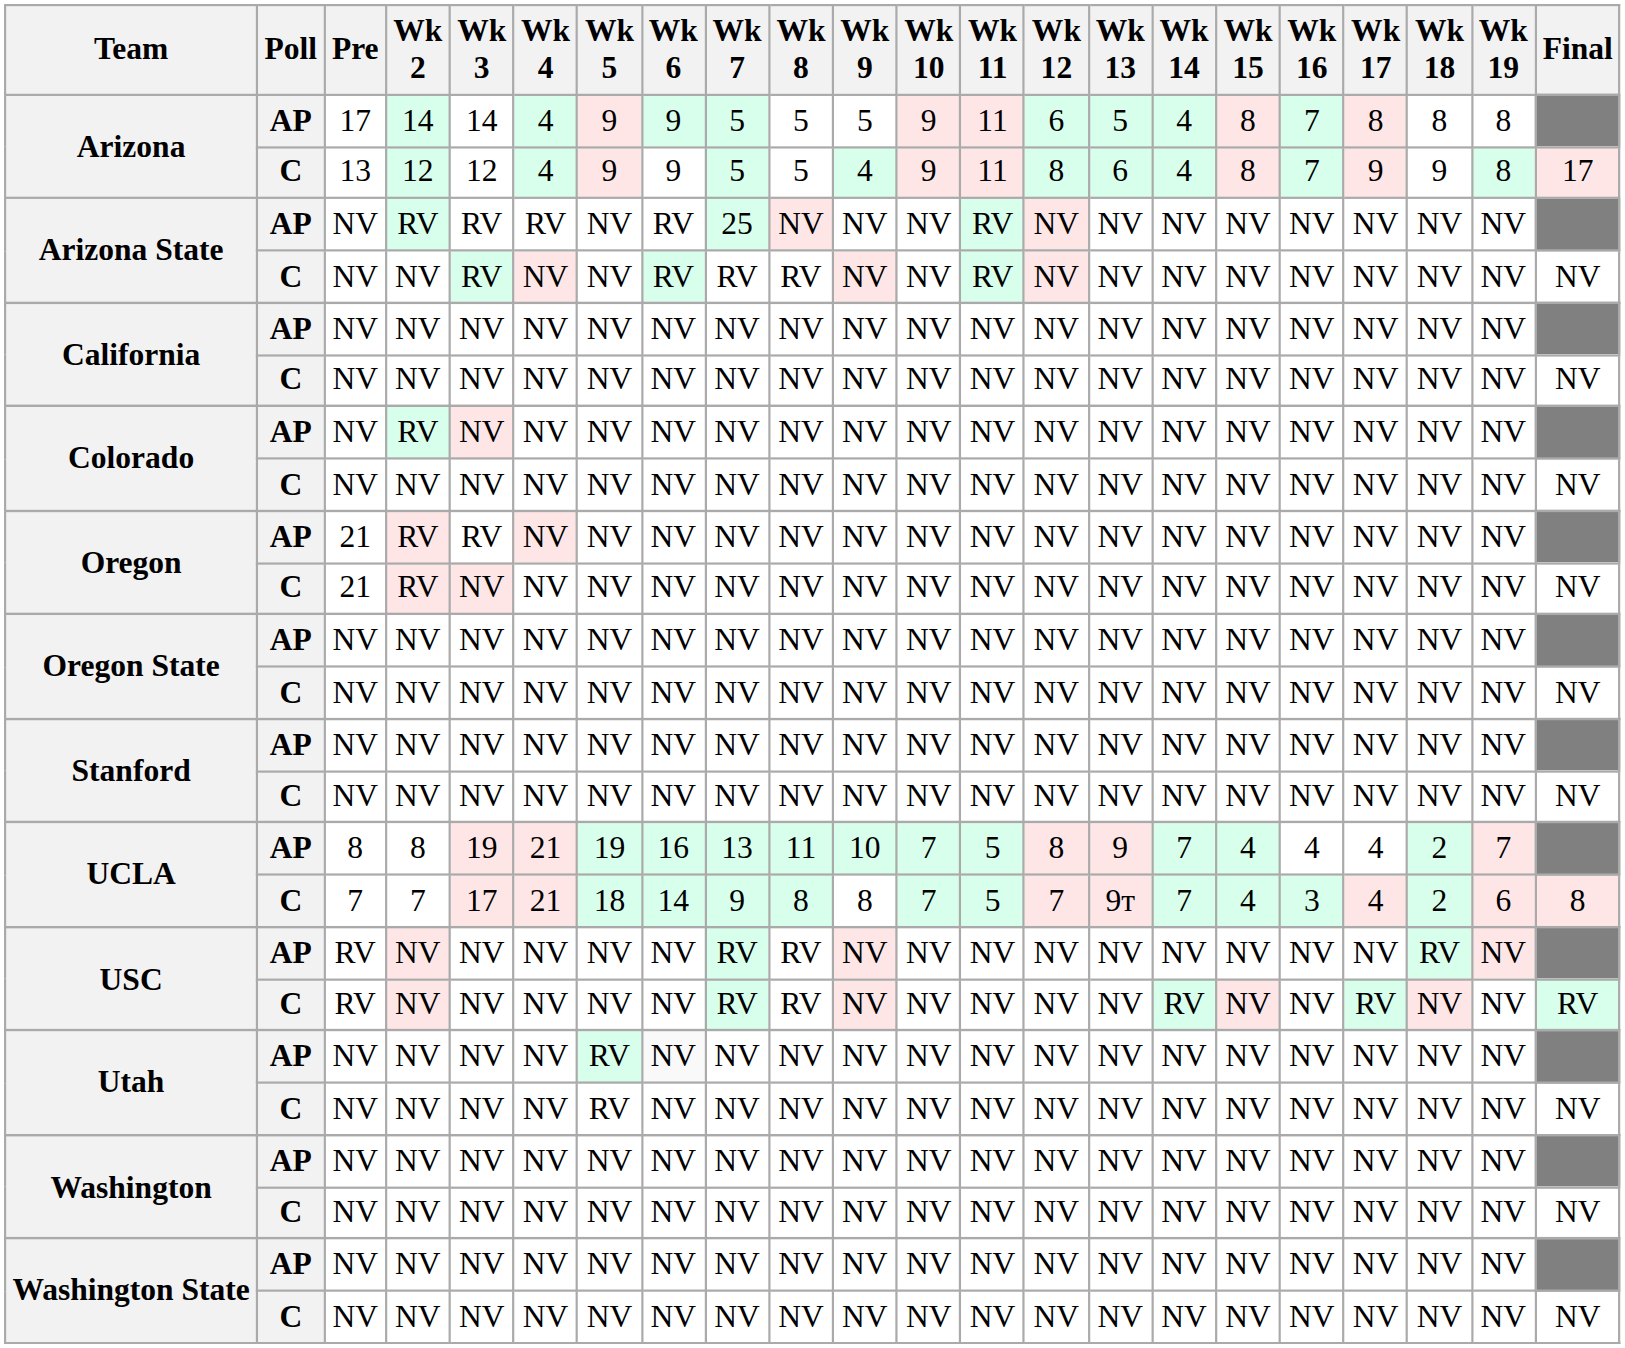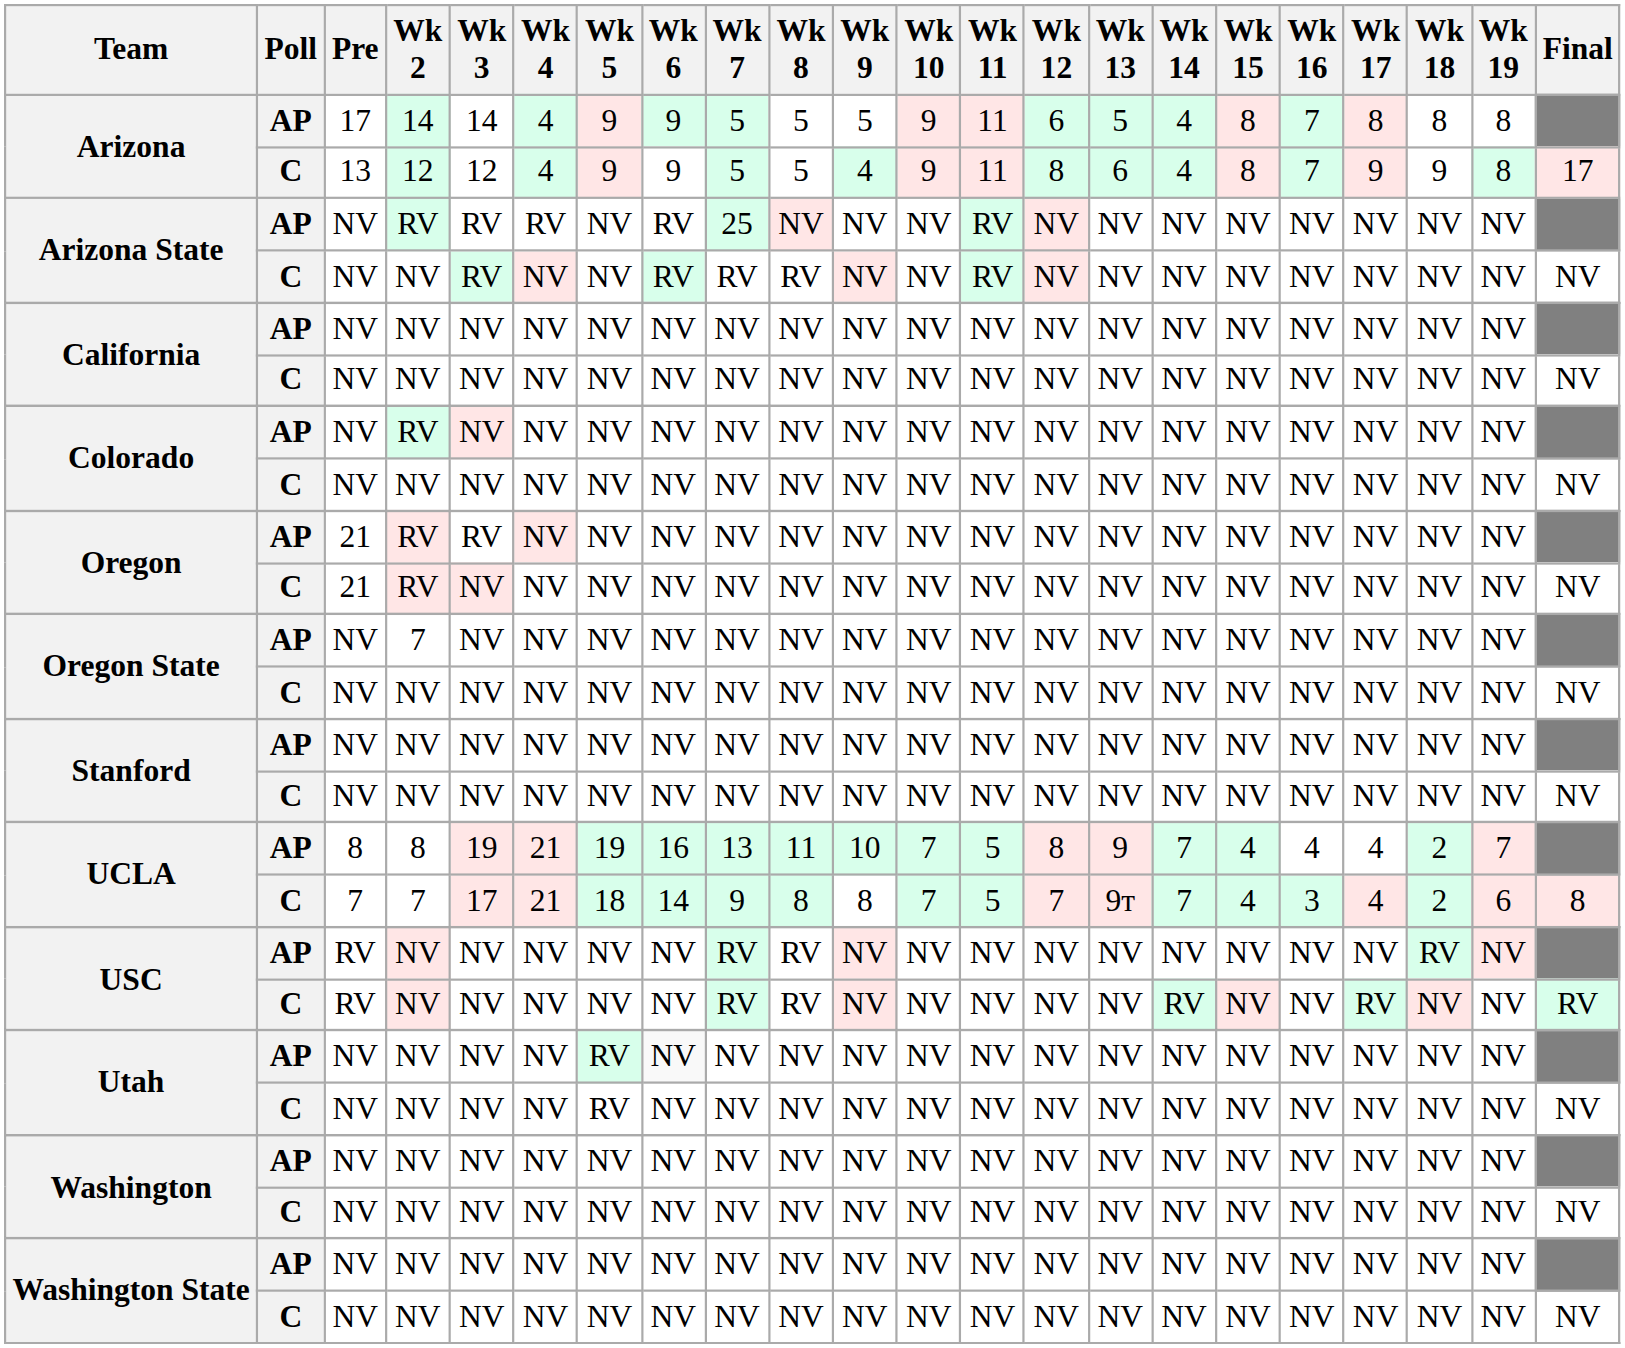(418, 640) NV -> (418, 640) 7
